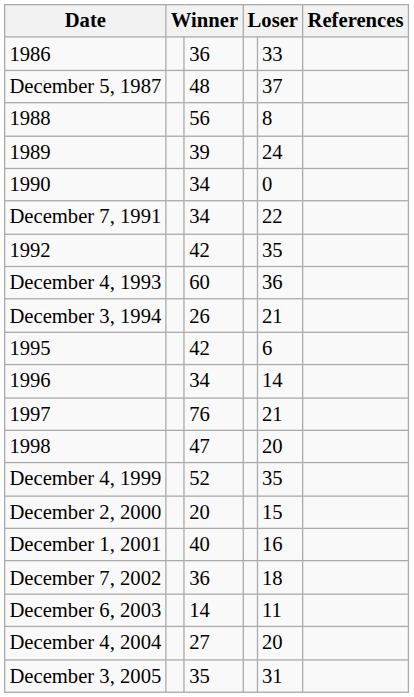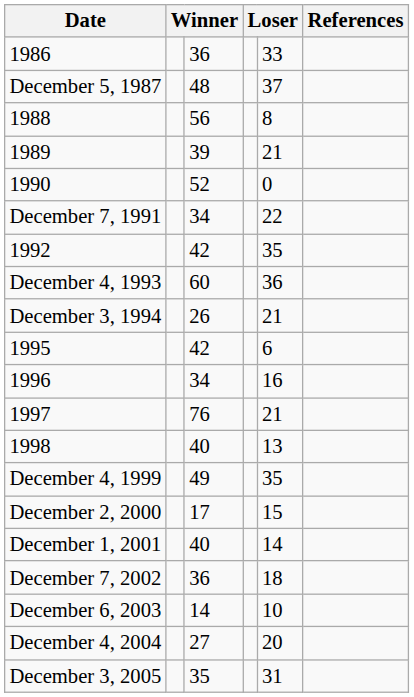(272, 151) 24 -> (272, 151) 21
(200, 184) 34 -> (200, 184) 52
(272, 380) 14 -> (272, 380) 16
(200, 446) 47 -> (200, 446) 40
(272, 446) 20 -> (272, 446) 13
(200, 479) 52 -> (200, 479) 49
(200, 511) 20 -> (200, 511) 17
(272, 544) 16 -> (272, 544) 14
(272, 610) 11 -> (272, 610) 10
